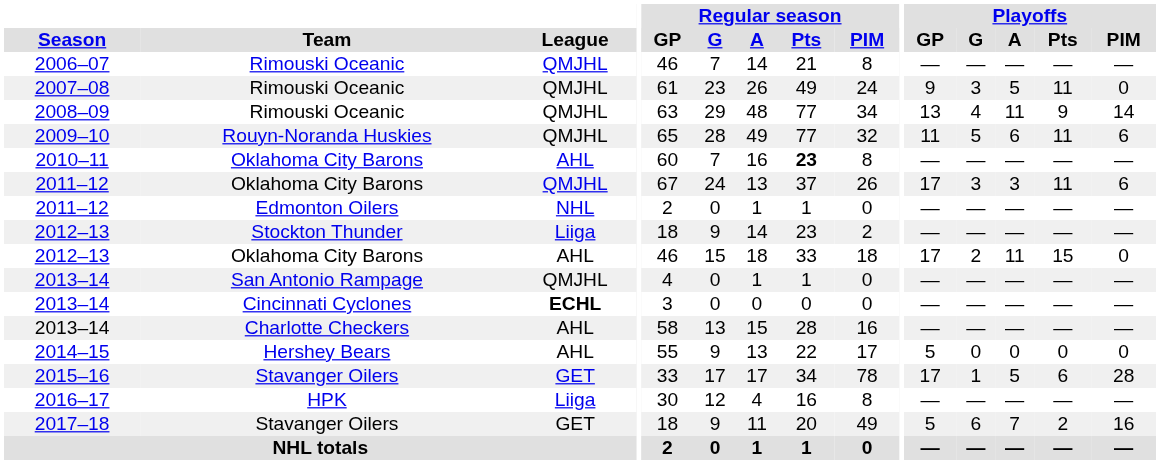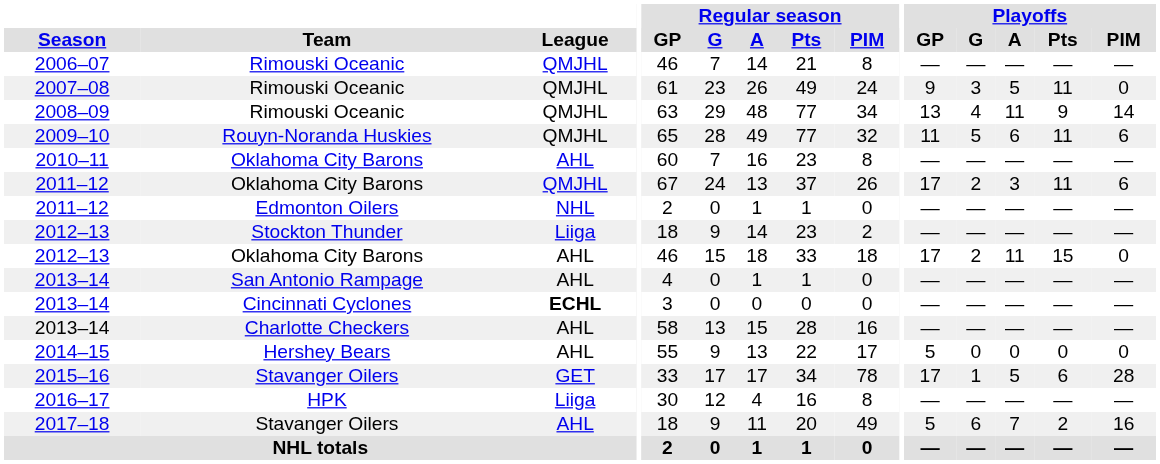(806, 159) bold -> (806, 159) normal
(976, 183) 3 -> (976, 183) 2
(575, 279) QMJHL -> (575, 279) AHL
(575, 423) GET -> (575, 423) AHL
